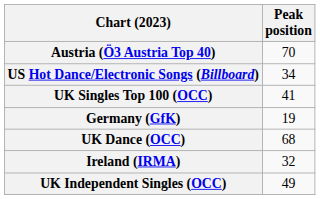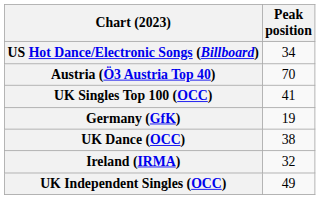rows swapped: (133, 52) <-> (133, 74)
(289, 140) 68 -> (289, 140) 38
